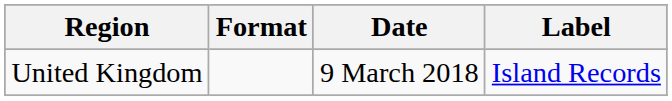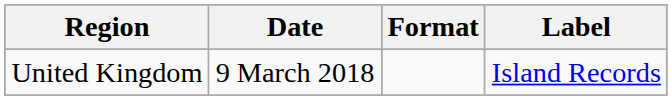columns swapped: (399, 26) <-> (261, 26)
